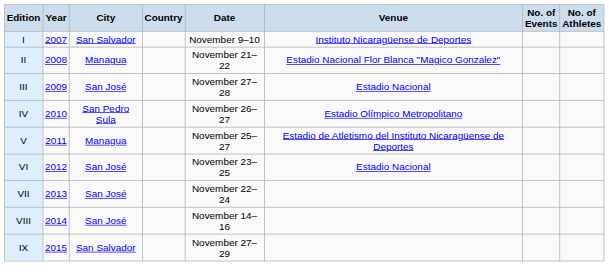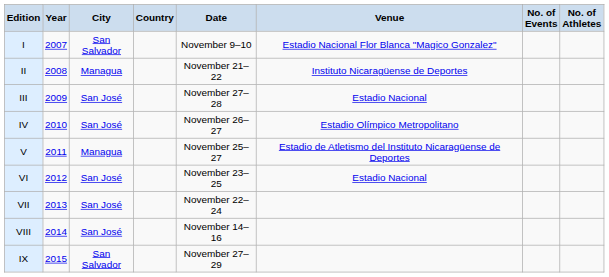(393, 39) Instituto Nicaragüense de Deportes -> (390, 45) Estadio Nacional Flor Blanca "Magico Gonzalez"
(393, 61) Estadio Nacional Flor Blanca "Magico Gonzalez" -> (390, 72) Instituto Nicaragüense de Deportes
(106, 114) San Pedro Sula -> (101, 125) San José
